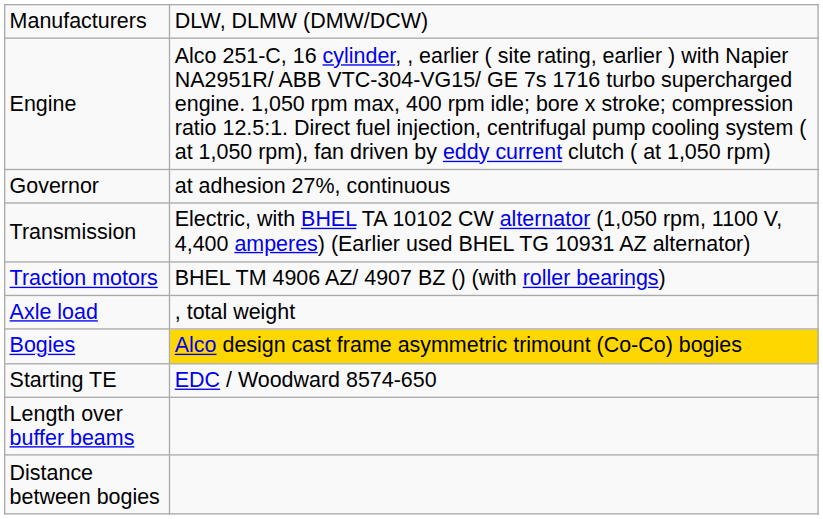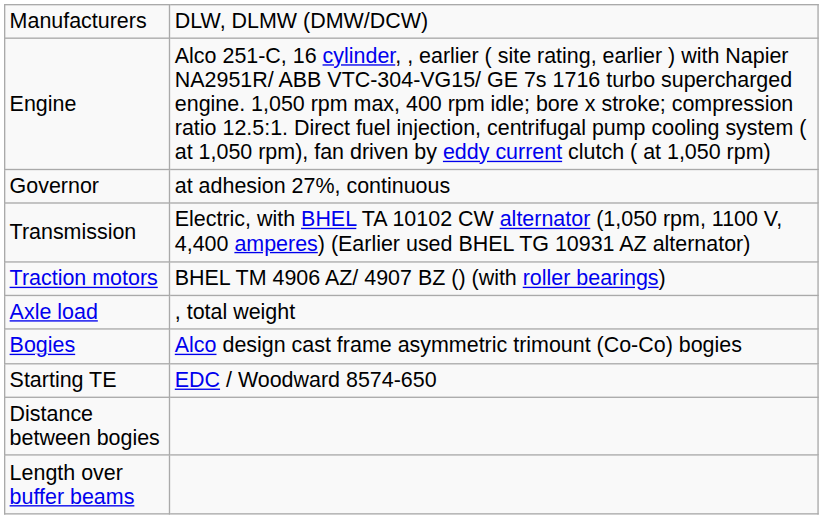(458, 346) gold background -> (458, 346) no background
rows swapped: (72, 426) <-> (85, 484)
